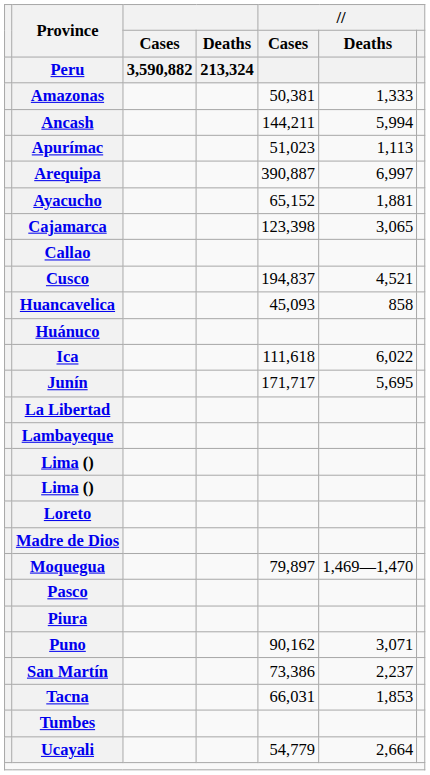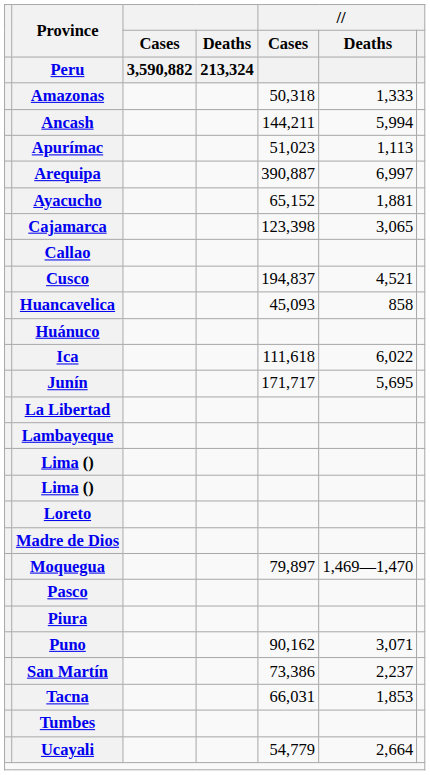(292, 95) 50,381 -> (292, 95) 50,318
